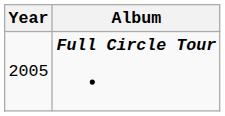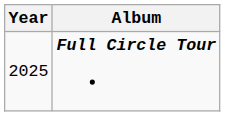(29, 72) 2005 -> (29, 72) 2025
